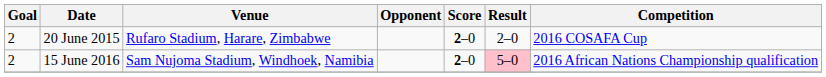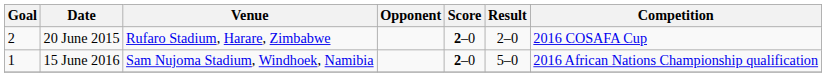(11, 60) 2 -> (11, 60) 1
(507, 60) pink background -> (507, 60) no background
